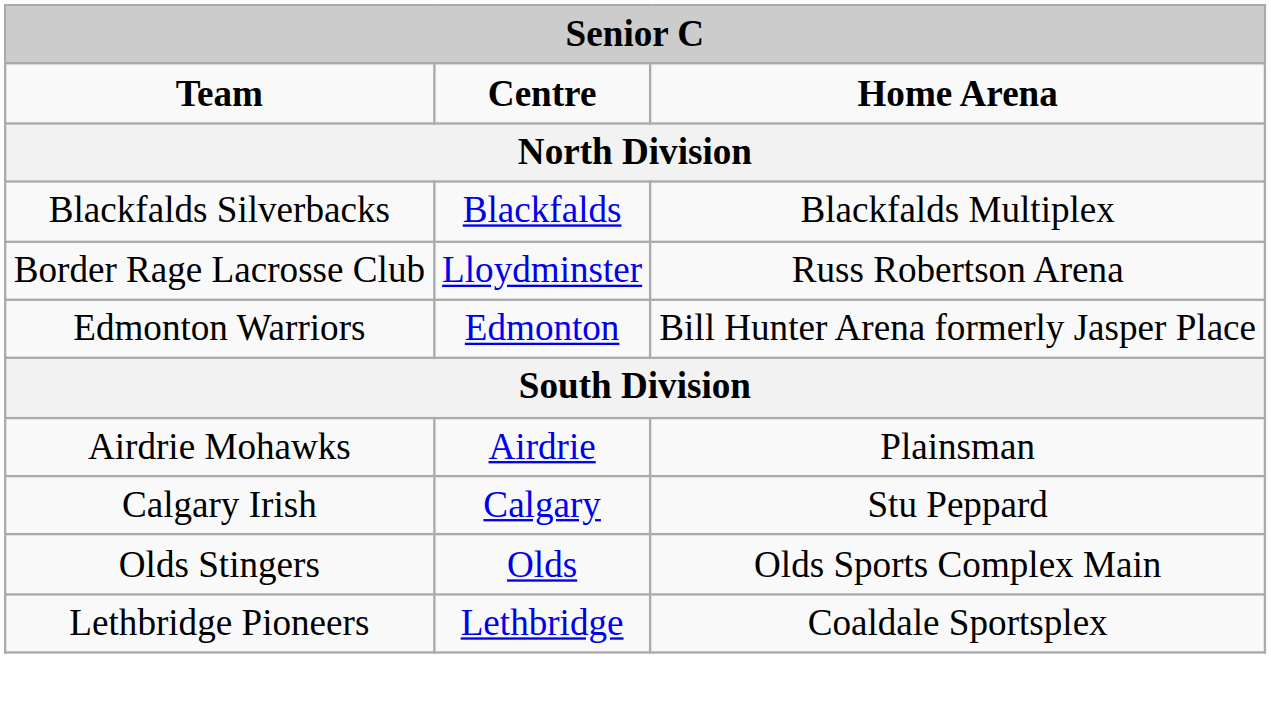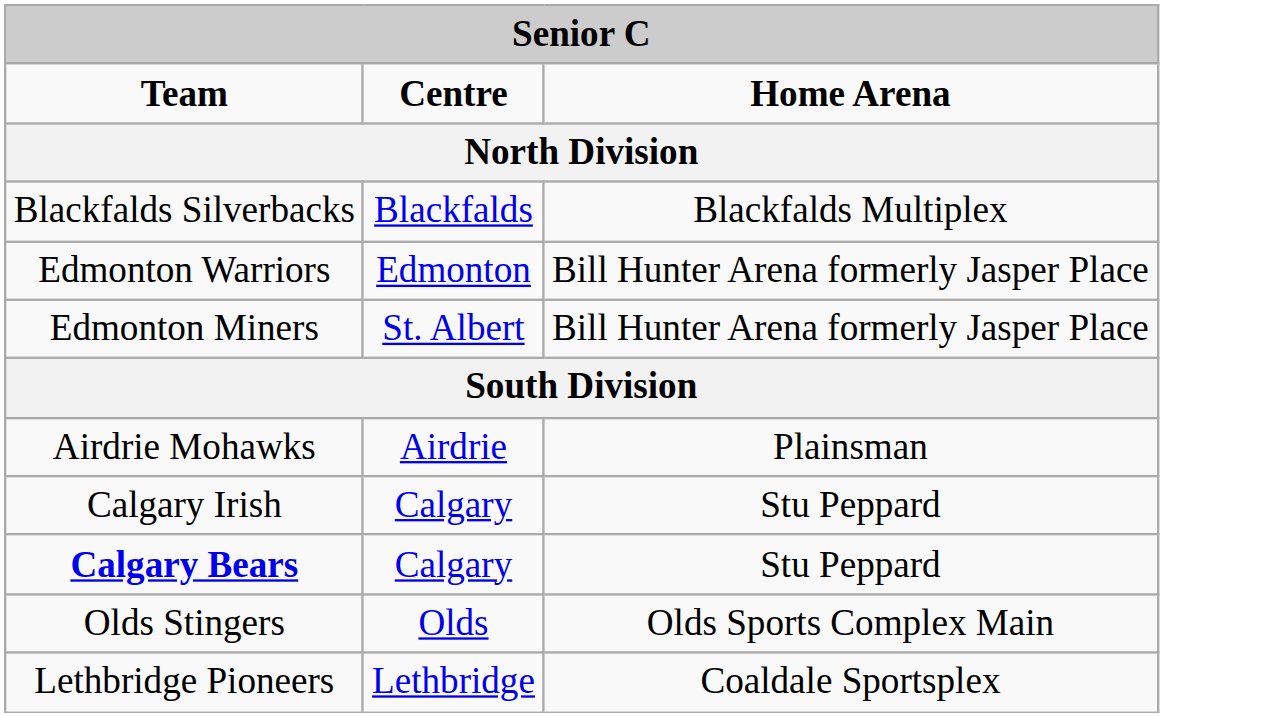- row: (219, 269)
+ row: (184, 328)
+ row: (184, 563)
